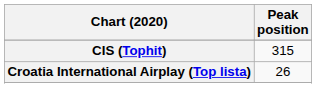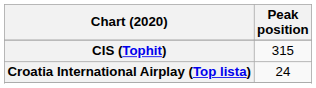(283, 72) 26 -> (283, 72) 24
